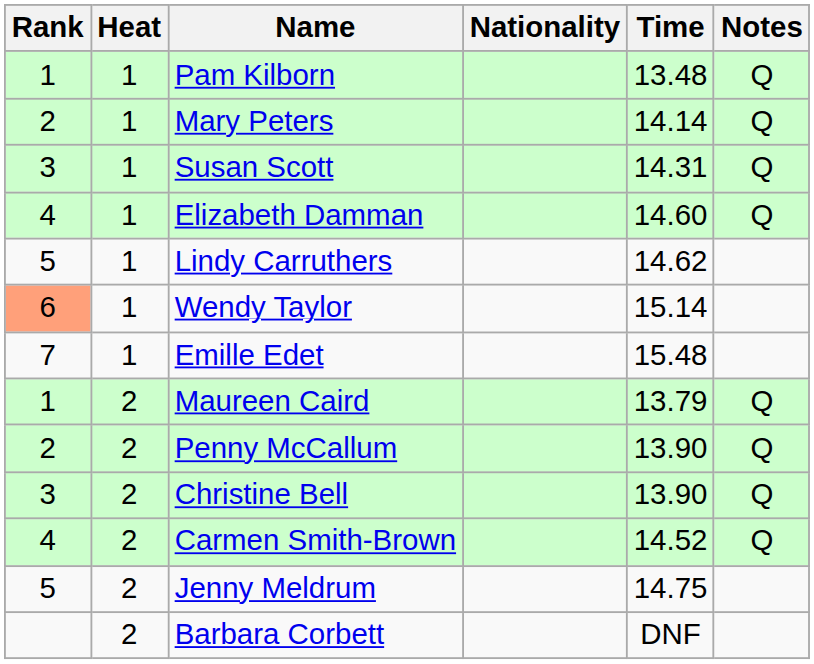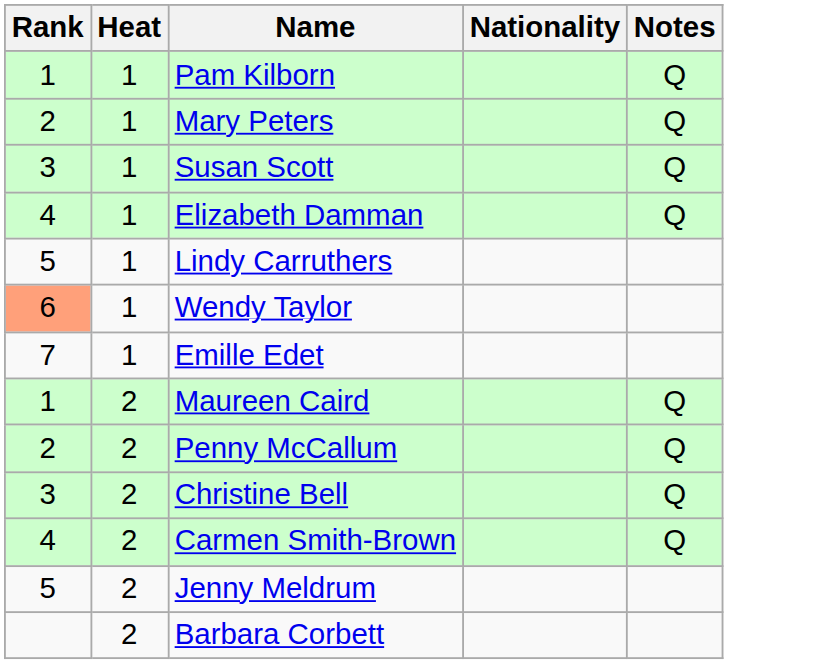- column: (671, 27)
